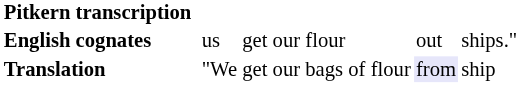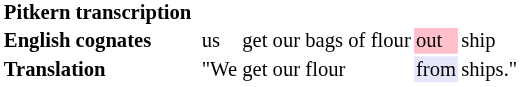(325, 40) flour -> (358, 40) bags of flour
(429, 40) no background -> (429, 40) pink background
(489, 40) ships." -> (478, 40) ship
(358, 69) bags of flour -> (325, 69) flour
(478, 69) ship -> (489, 69) ships."
